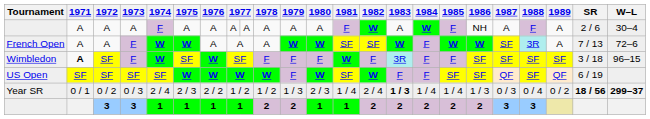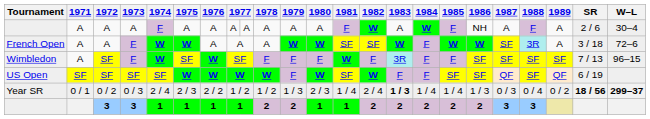(590, 43) 7 / 13 -> (590, 43) 3 / 18
(80, 59) bold -> (80, 59) normal
(590, 59) 3 / 18 -> (590, 59) 7 / 13
